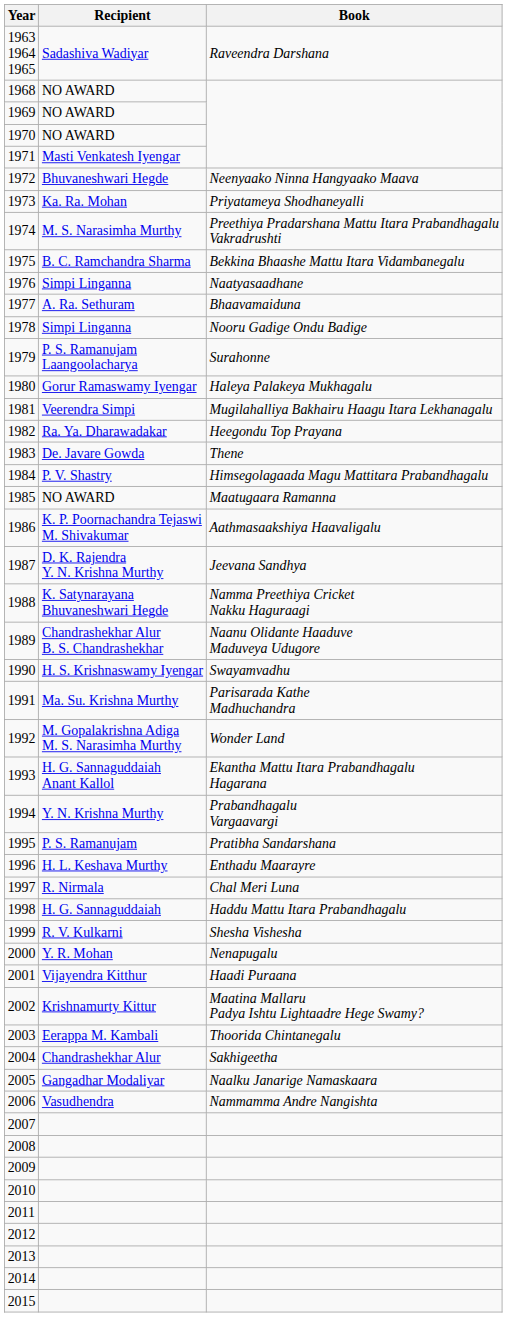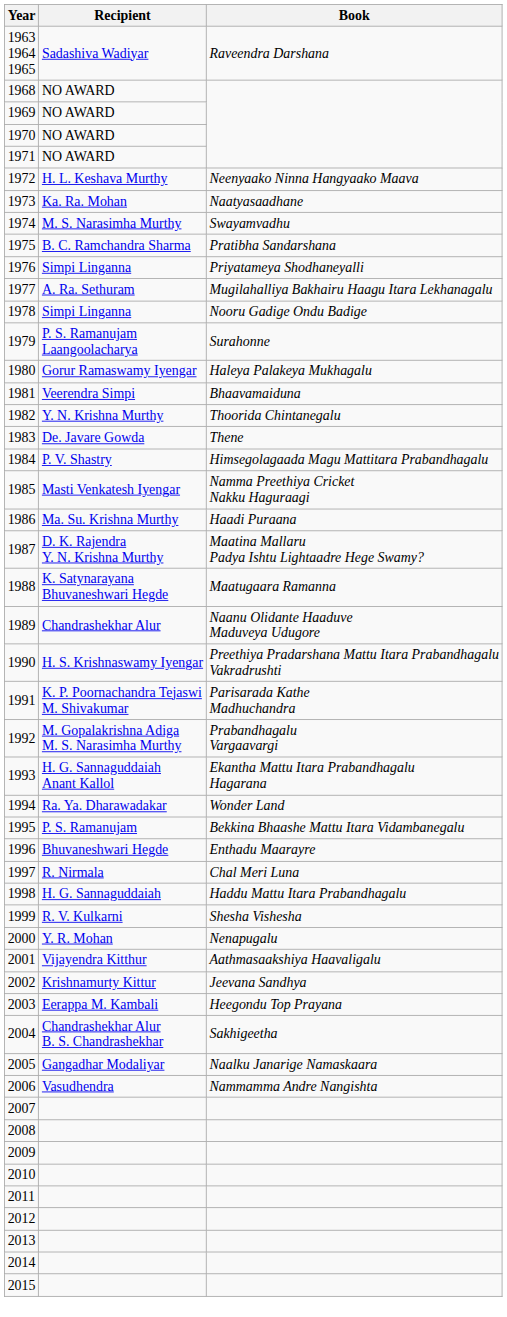(111, 157) Masti Venkatesh Iyengar -> (78, 157) NO AWARD
(105, 179) Bhuvaneshwari Hegde -> (105, 179) H. L. Keshava Murthy
(287, 201) Priyatameya Shodhaneyalli -> (256, 201) Naatyasaadhane
(354, 231) Preethiya Pradarshana Mattu Itara Prabandhagalu Vakradrushti -> (250, 223) Swayamvadhu
(337, 261) Bekkina Bhaashe Mattu Itara Vidambanegalu -> (273, 245) Pratibha Sandarshana
(256, 283) Naatyasaadhane -> (287, 267) Priyatameya Shodhaneyalli
(255, 305) Bhaavamaiduna -> (351, 289) Mugilahalliya Bakhairu Haagu Itara Lekhanagalu
(351, 409) Mugilahalliya Bakhairu Haagu Itara Lekhanagalu -> (255, 393) Bhaavamaiduna
(104, 431) Ra. Ya. Dharawadakar -> (103, 415) Y. N. Krishna Murthy
(276, 431) Heegondu Top Prayana -> (275, 415) Thoorida Chintanegalu
(78, 497) NO AWARD -> (111, 489) Masti Venkatesh Iyengar
(273, 497) Maatugaara Ramanna -> (282, 489) Namma Preethiya Cricket Nakku Haguraagi
(122, 527) K. P. Poornachandra Tejaswi M. Shivakumar -> (110, 519) Ma. Su. Krishna Murthy
(295, 527) Aathmasaakshiya Haavaligalu -> (253, 519) Haadi Puraana
(258, 565) Jeevana Sandhya -> (317, 549) Maatina Mallaru Padya Ishtu Lightaadre Hege Swamy?
(282, 603) Namma Preethiya Cricket Nakku Haguraagi -> (273, 587) Maatugaara Ramanna
(103, 640) Chandrashekhar Alur B. S. Chandrashekhar -> (101, 625) Chandrashekhar Alur
(250, 670) Swayamvadhu -> (354, 662) Preethiya Pradarshana Mattu Itara Prabandhagalu Vakradrushti
(110, 700) Ma. Su. Krishna Murthy -> (122, 700) K. P. Poornachandra Tejaswi M. Shivakumar
(247, 738) Wonder Land -> (253, 738) Prabandhagalu Vargaavargi
(103, 813) Y. N. Krishna Murthy -> (104, 805) Ra. Ya. Dharawadakar
(253, 813) Prabandhagalu Vargaavargi -> (247, 805) Wonder Land
(273, 843) Pratibha Sandarshana -> (337, 828) Bekkina Bhaashe Mattu Itara Vidambanegalu
(105, 865) H. L. Keshava Murthy -> (105, 850) Bhuvaneshwari Hegde
(253, 976) Haadi Puraana -> (295, 960) Aathmasaakshiya Haavaligalu
(317, 1006) Maatina Mallaru Padya Ishtu Lightaadre Hege Swamy? -> (258, 982) Jeevana Sandhya
(275, 1035) Thoorida Chintanegalu -> (276, 1004) Heegondu Top Prayana
(101, 1058) Chandrashekhar Alur -> (103, 1034) Chandrashekhar Alur B. S. Chandrashekhar
